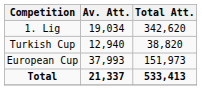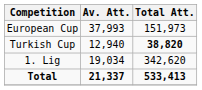rows swapped: (42, 29) <-> (42, 61)
(165, 45) normal -> (165, 45) bold
